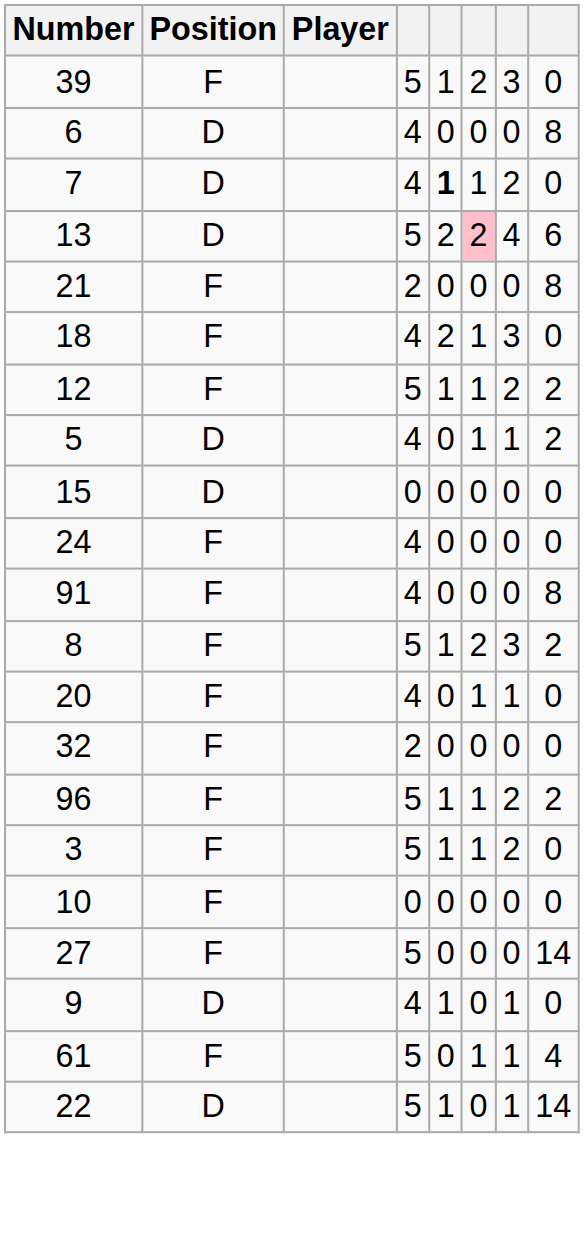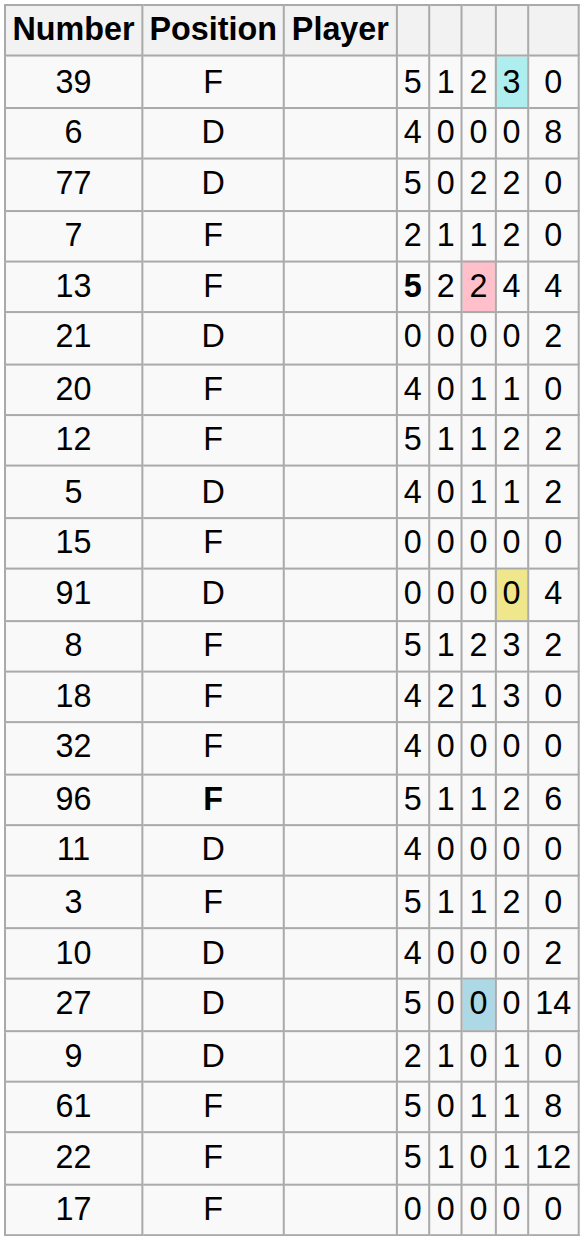(511, 81) no background -> (511, 81) paleturquoise background
+ row: (74, 183)
(213, 183) D -> (213, 235) F
(413, 183) 4 -> (413, 235) 2
(446, 183) bold -> (446, 235) normal
(213, 235) D -> (213, 286) F
(413, 235) normal -> (413, 286) bold
(553, 235) 6 -> (553, 286) 4
(213, 286) F -> (213, 337) D
(413, 286) 2 -> (413, 337) 0
(553, 286) 8 -> (553, 337) 2
rows swapped: (74, 337) <-> (74, 696)
(213, 491) D -> (213, 542) F
- row: (74, 542)
(213, 593) F -> (213, 593) D
(413, 593) 4 -> (413, 593) 0
(511, 593) no background -> (511, 593) khaki background
(553, 593) 8 -> (553, 593) 4
(413, 747) 2 -> (413, 747) 4
(213, 798) normal -> (213, 798) bold
(553, 798) 2 -> (553, 798) 6
+ row: (74, 850)
(213, 901) F -> (213, 952) D
(413, 901) 0 -> (413, 952) 4
(553, 901) 0 -> (553, 952) 2
(213, 952) F -> (213, 1004) D
(479, 952) no background -> (479, 1004) lightblue background
(413, 1004) 4 -> (413, 1055) 2
(553, 1055) 4 -> (553, 1106) 8
(213, 1106) D -> (213, 1157) F
(553, 1106) 14 -> (553, 1157) 12
+ row: (74, 1209)
